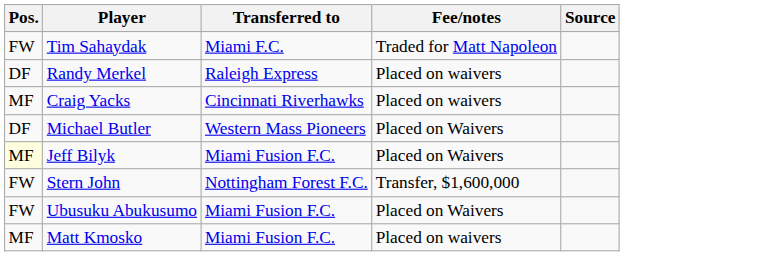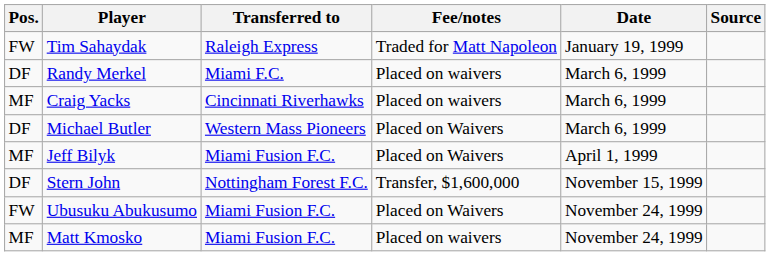+ column: (634, 18)
(244, 45) Miami F.C. -> (261, 45) Raleigh Express
(261, 73) Raleigh Express -> (244, 73) Miami F.C.
(21, 155) lightyellow background -> (21, 155) no background
(21, 182) FW -> (20, 182) DF
